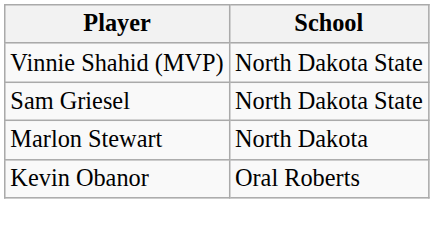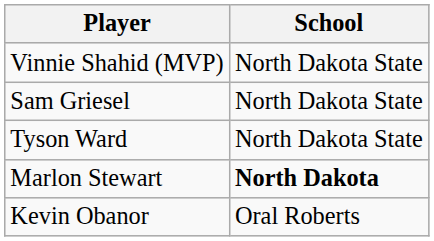+ row: (69, 139)
(301, 139) normal -> (307, 178) bold
